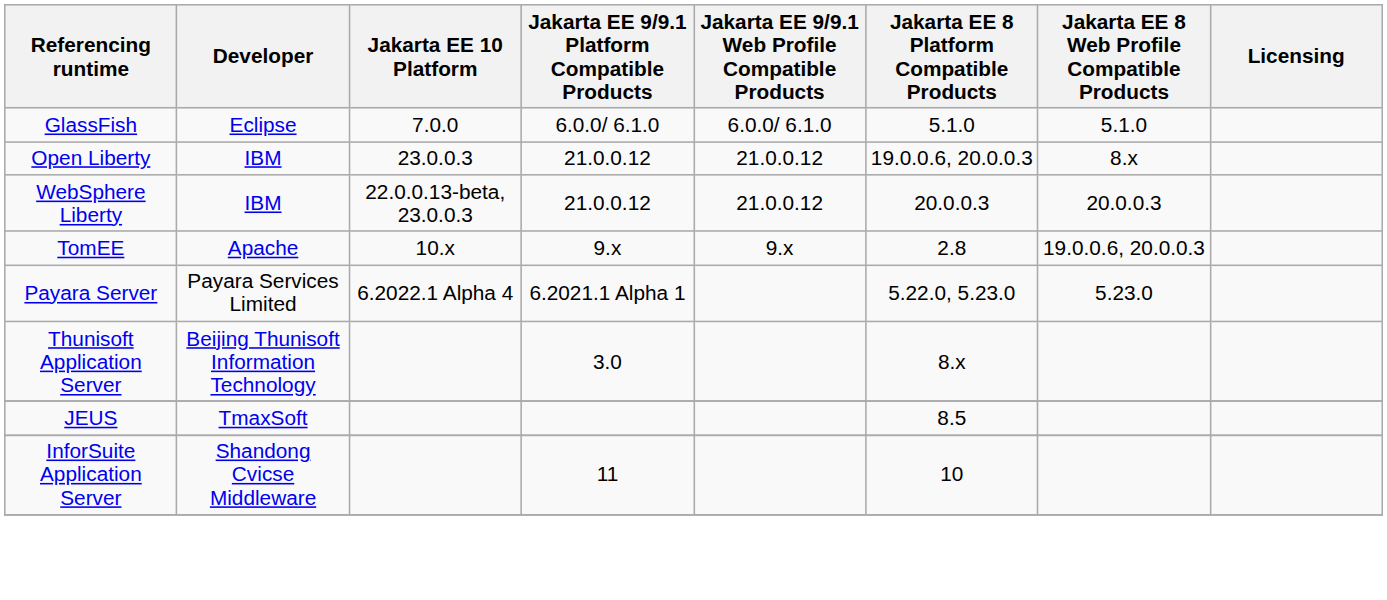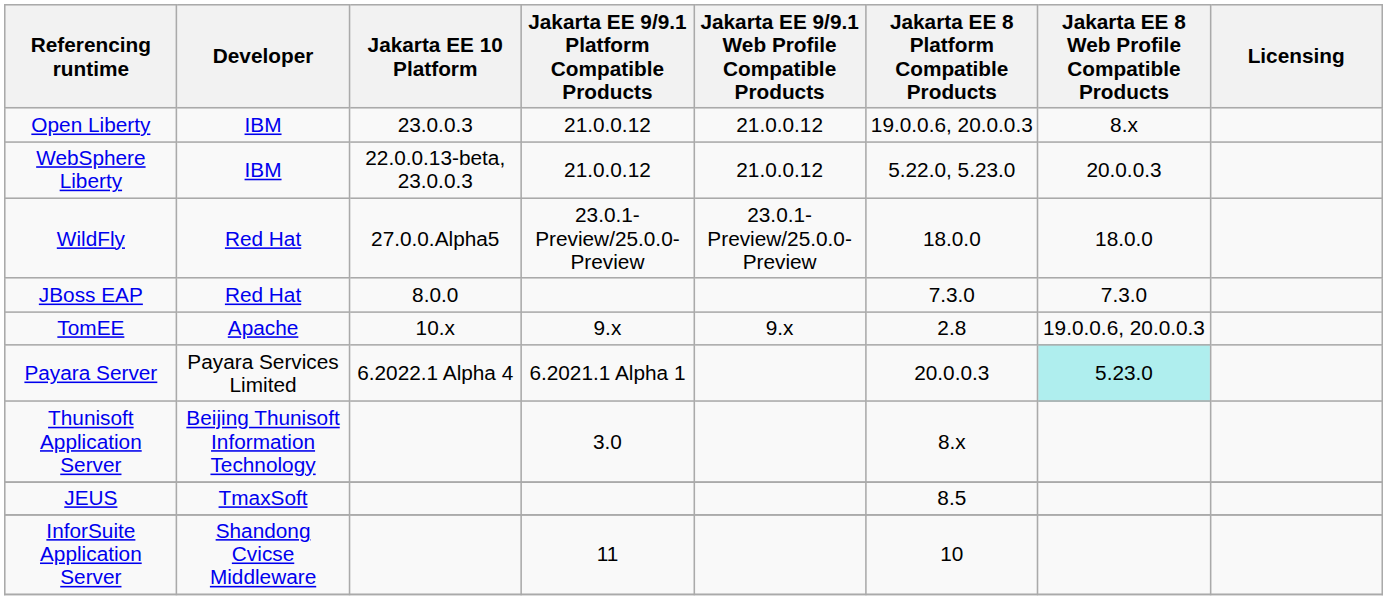- row: (91, 125)
(952, 203) 20.0.0.3 -> (952, 170) 5.22.0, 5.23.0
+ row: (91, 238)
+ row: (91, 295)
(952, 293) 5.22.0, 5.23.0 -> (952, 373) 20.0.0.3
(1124, 293) no background -> (1124, 373) paleturquoise background
